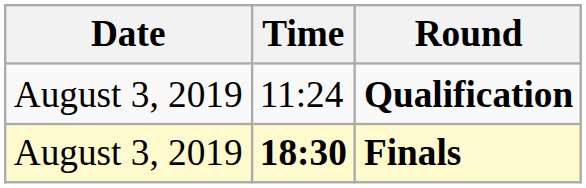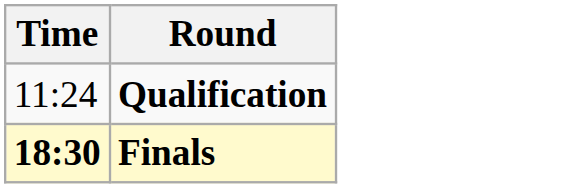- column: (128, 34)
